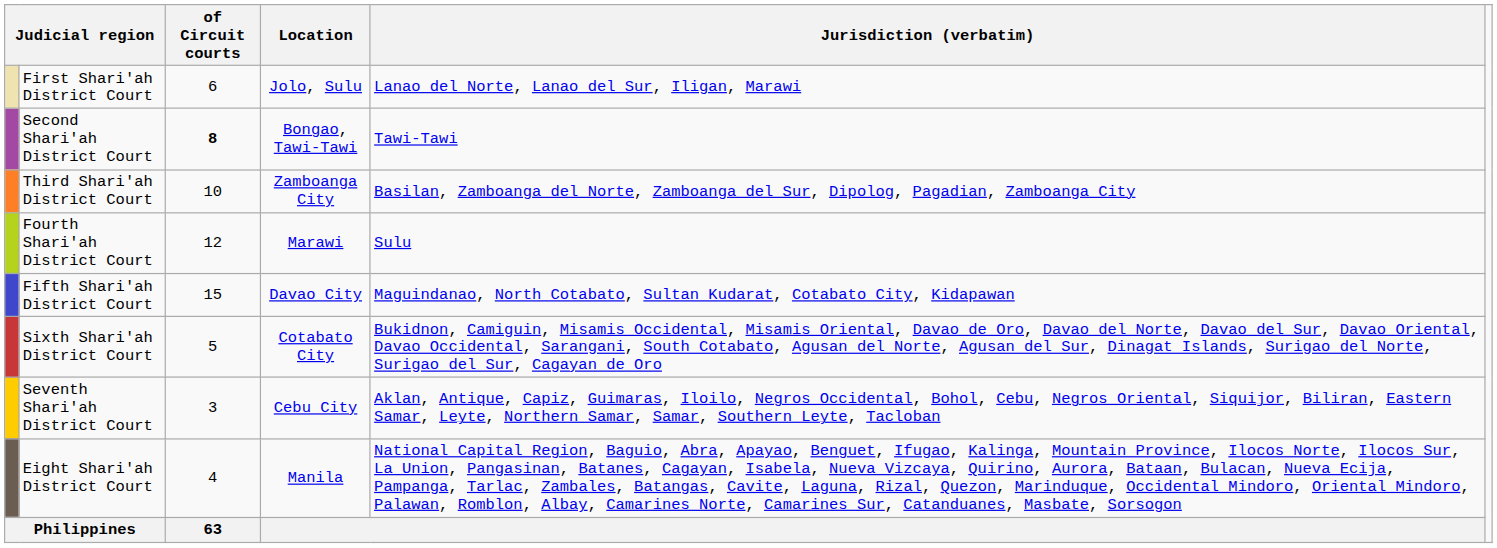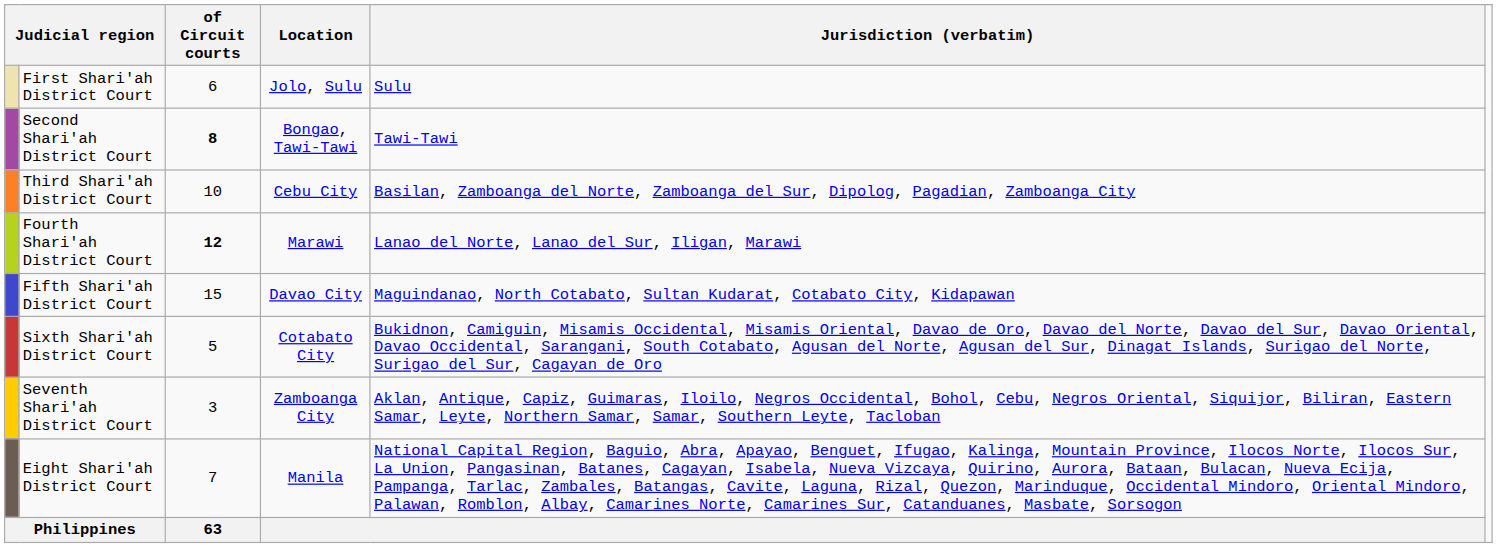(588, 87) Lanao del Norte, Lanao del Sur, Iligan, Marawi -> (393, 87) Sulu
(316, 191) Zamboanga City -> (316, 191) Cebu City
(213, 243) normal -> (213, 243) bold
(393, 243) Sulu -> (588, 243) Lanao del Norte, Lanao del Sur, Iligan, Marawi
(316, 408) Cebu City -> (316, 408) Zamboanga City
(213, 478) 4 -> (213, 478) 7
